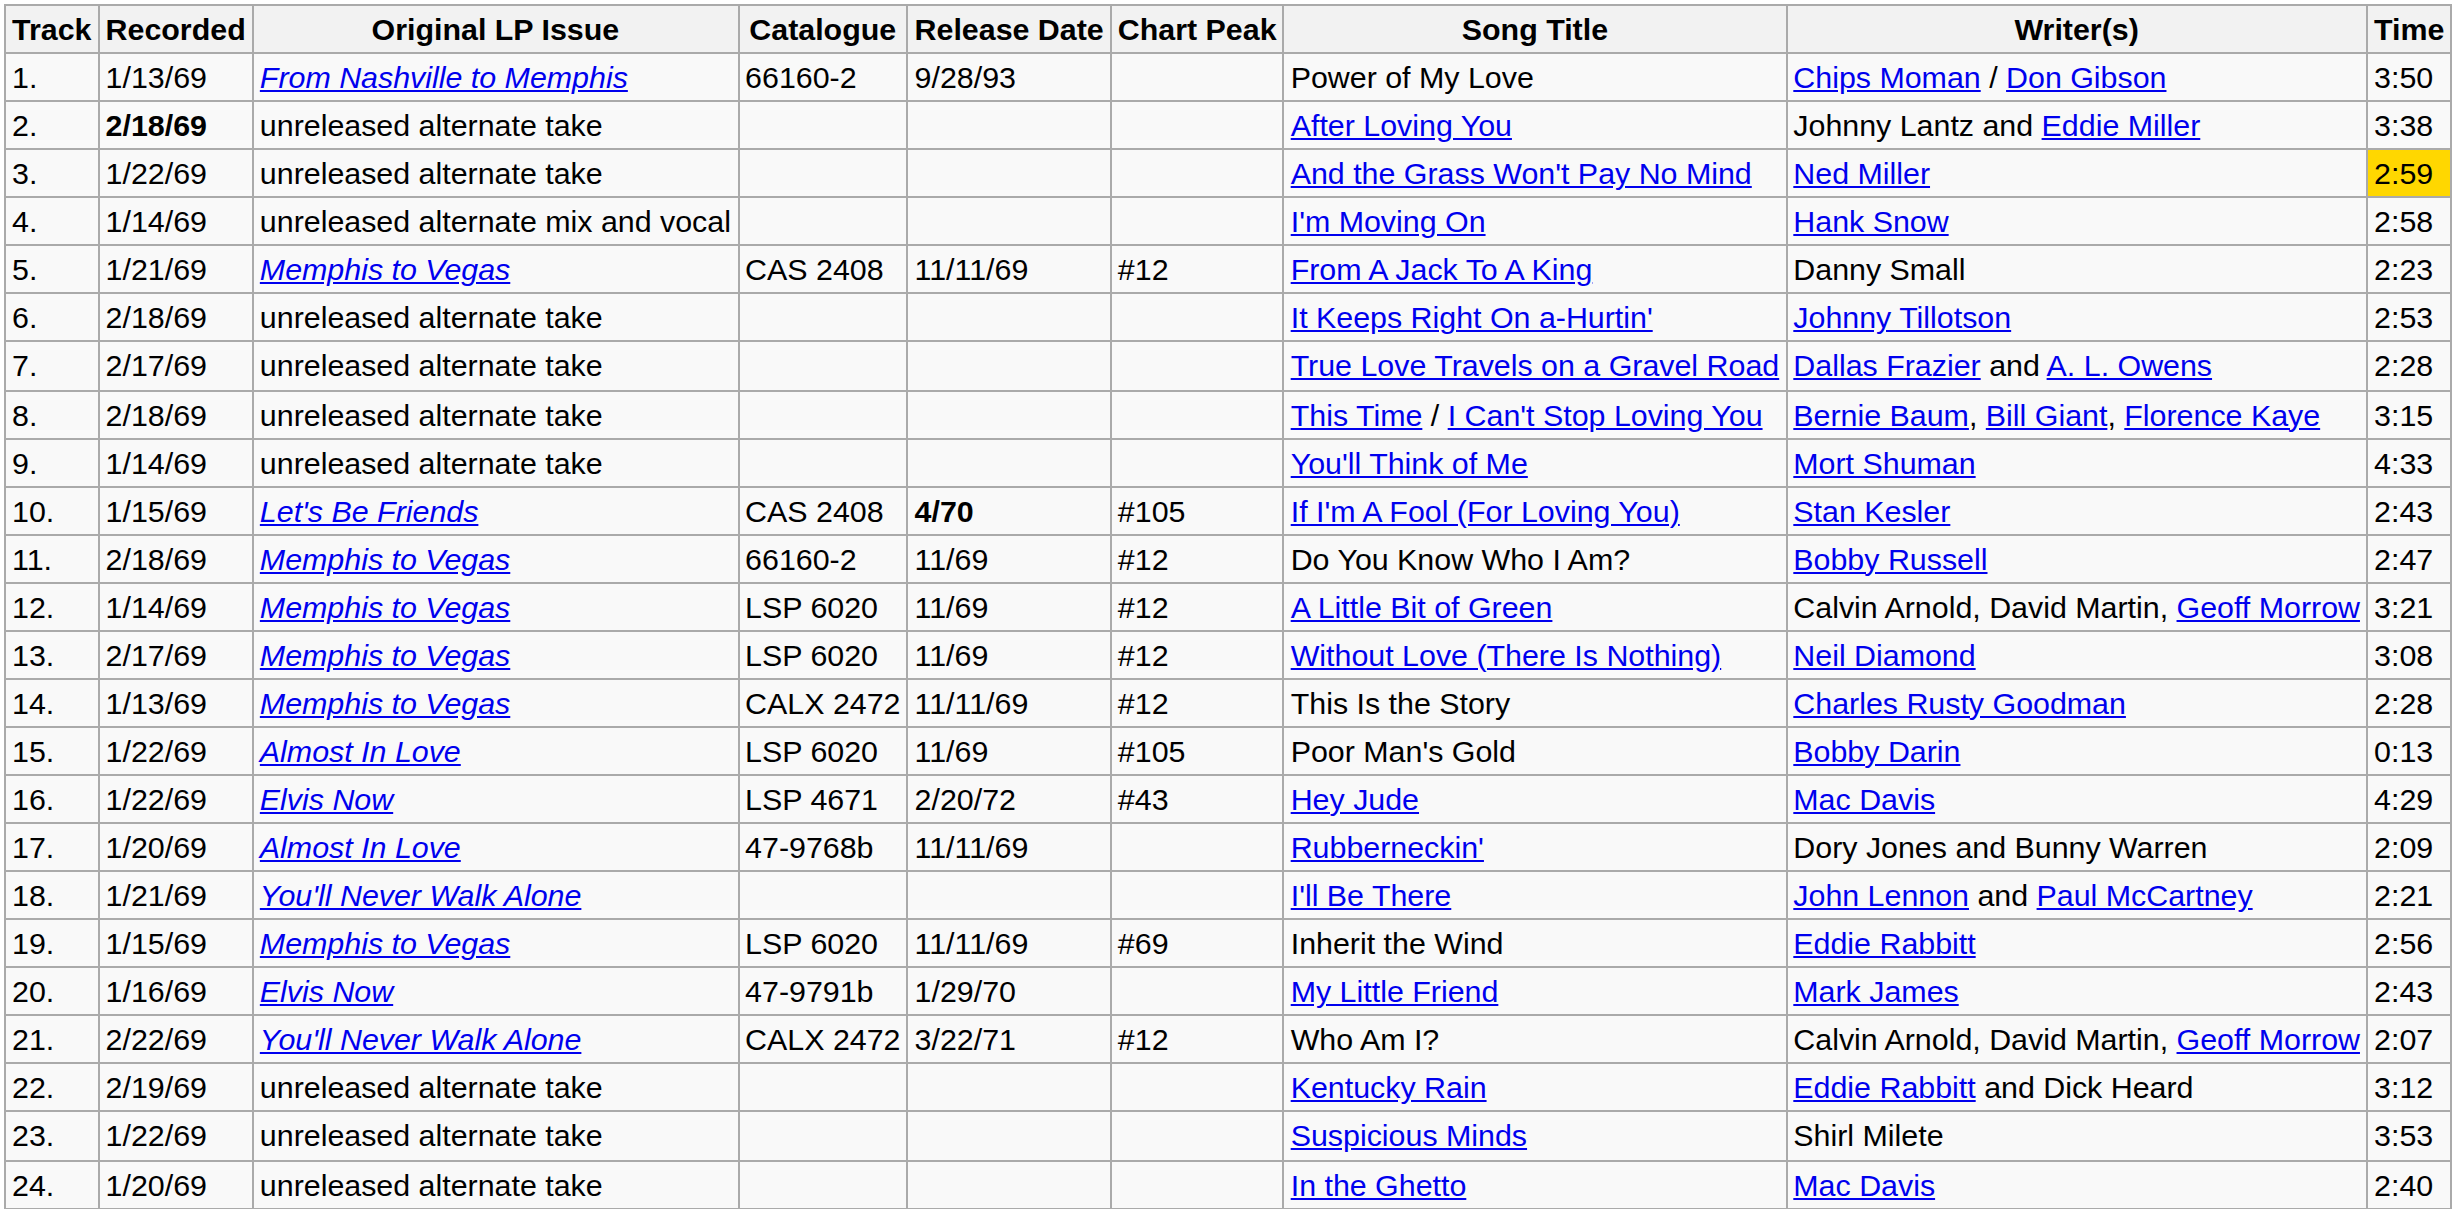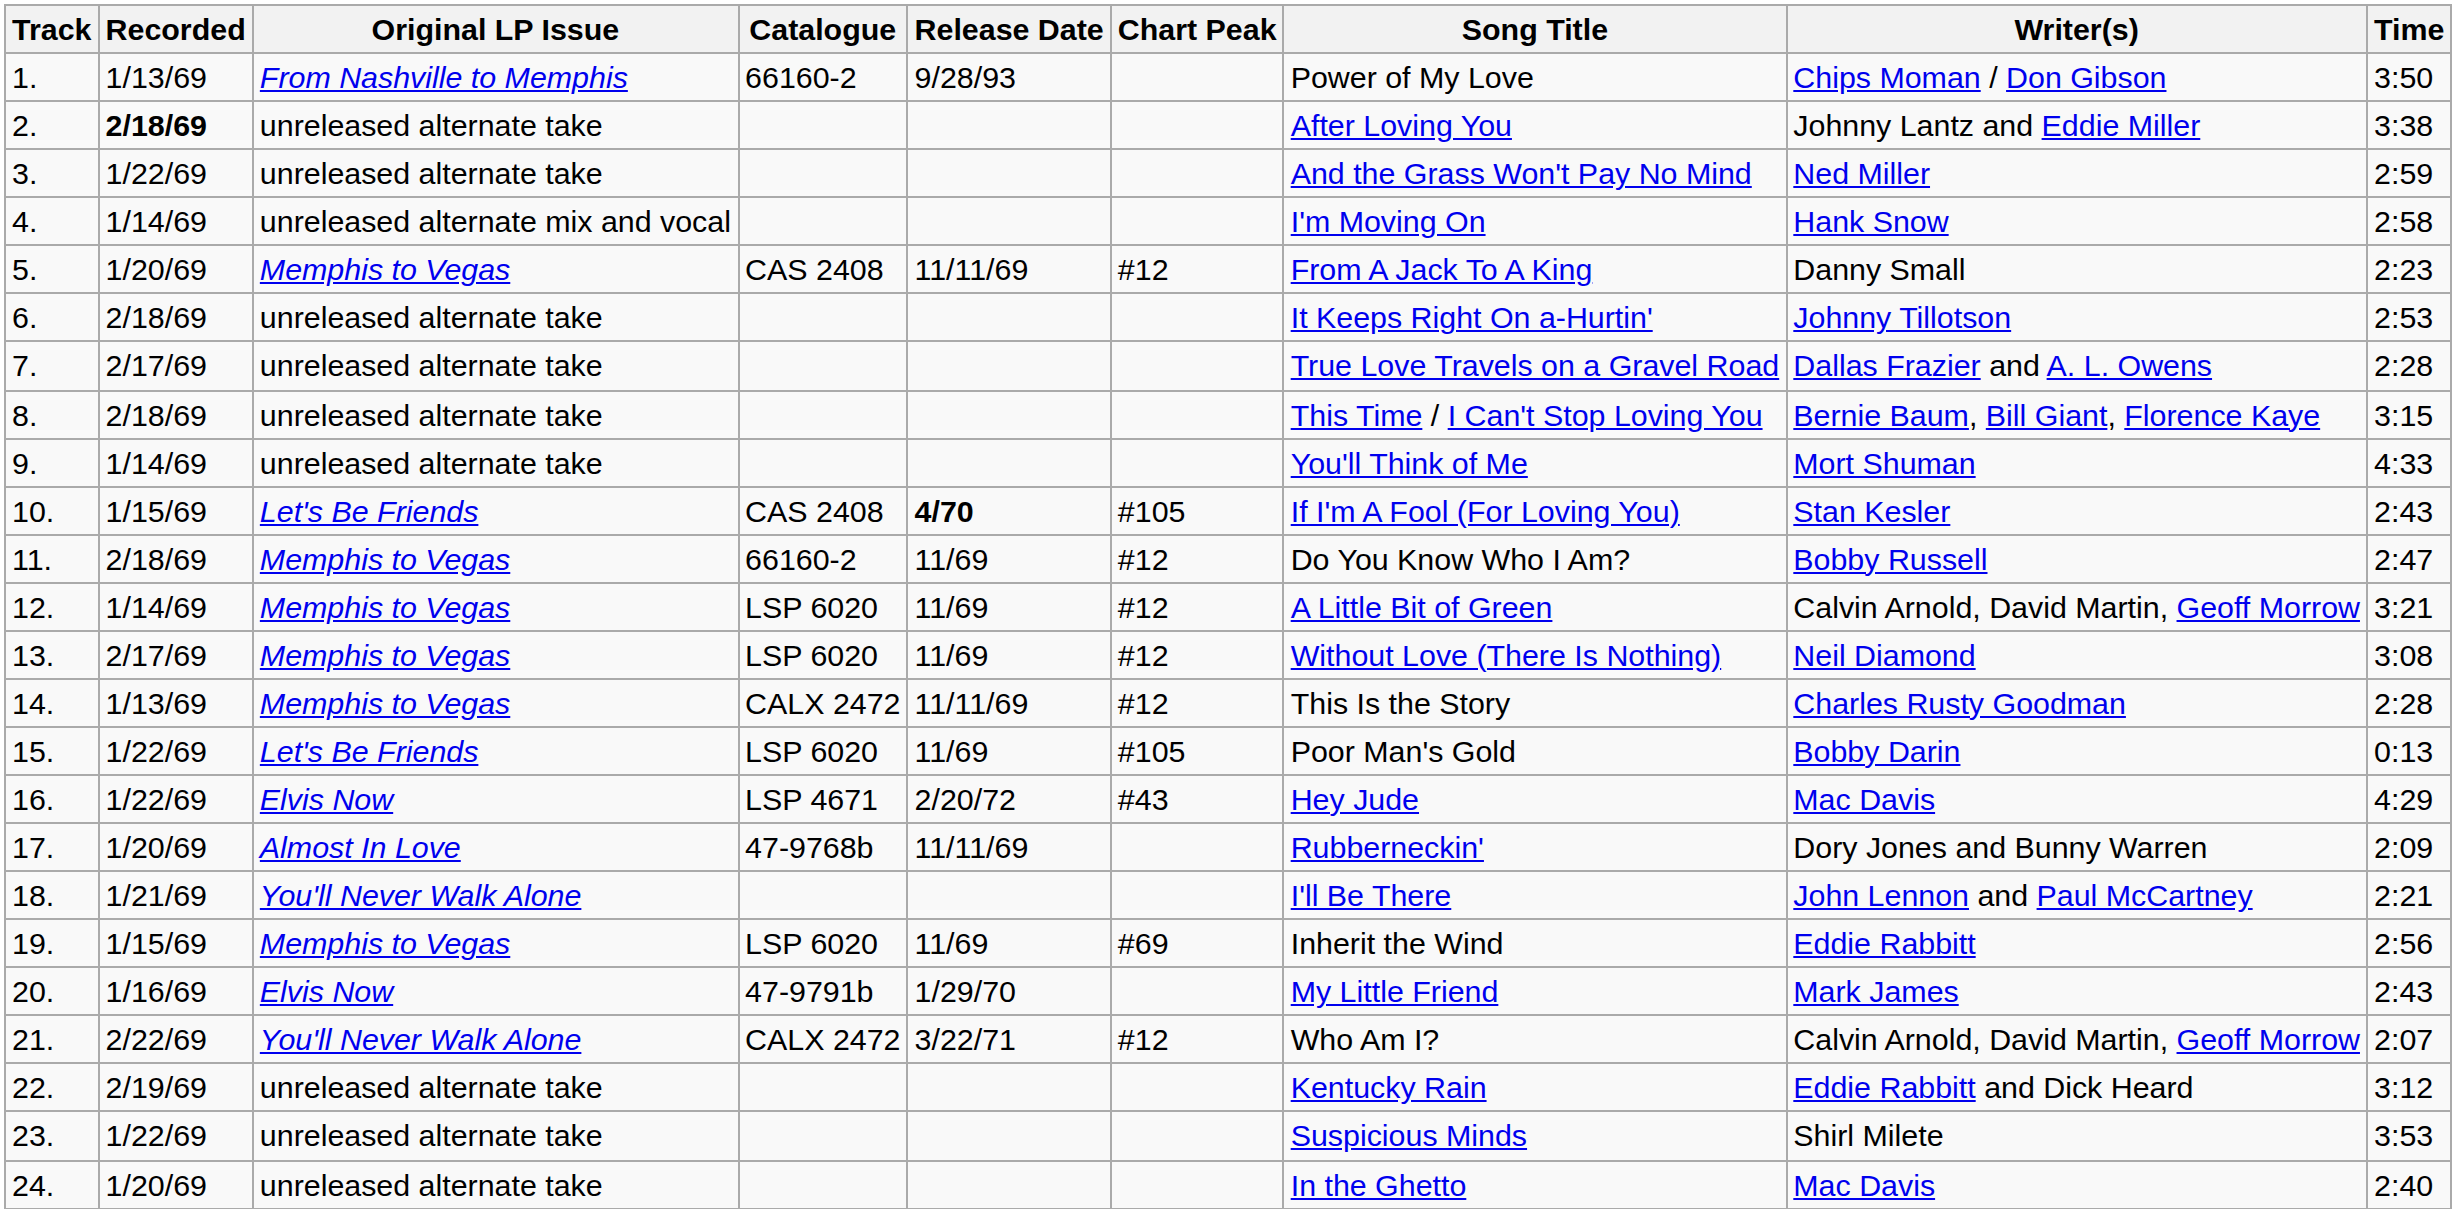(2404, 174) gold background -> (2404, 174) no background
(156, 270) 1/21/69 -> (156, 270) 1/20/69
(360, 751) Almost In Love -> (369, 751) Let's Be Friends
(971, 944) 11/11/69 -> (951, 944) 11/69
